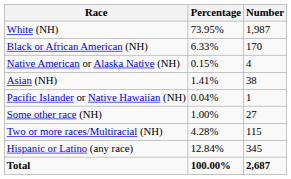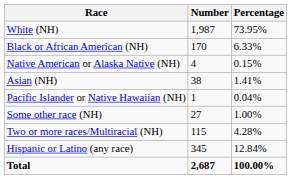columns swapped: (265, 13) <-> (216, 13)
